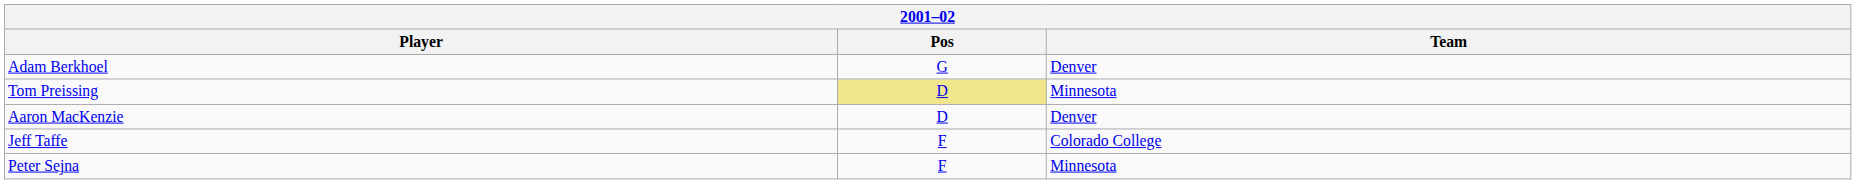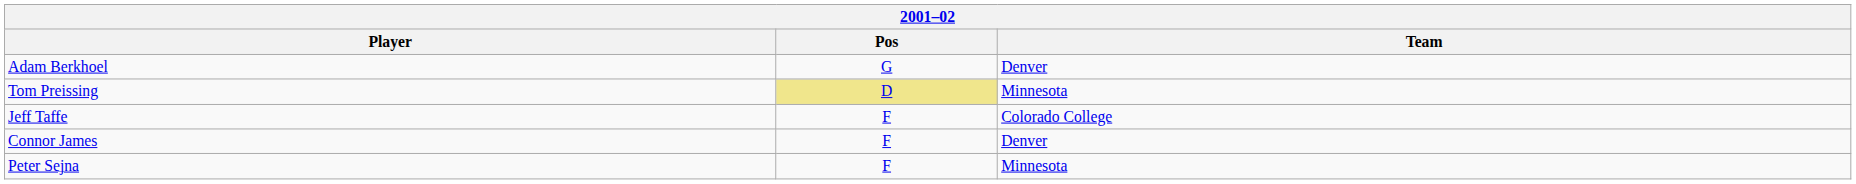- row: (66, 116)
+ row: (53, 141)
